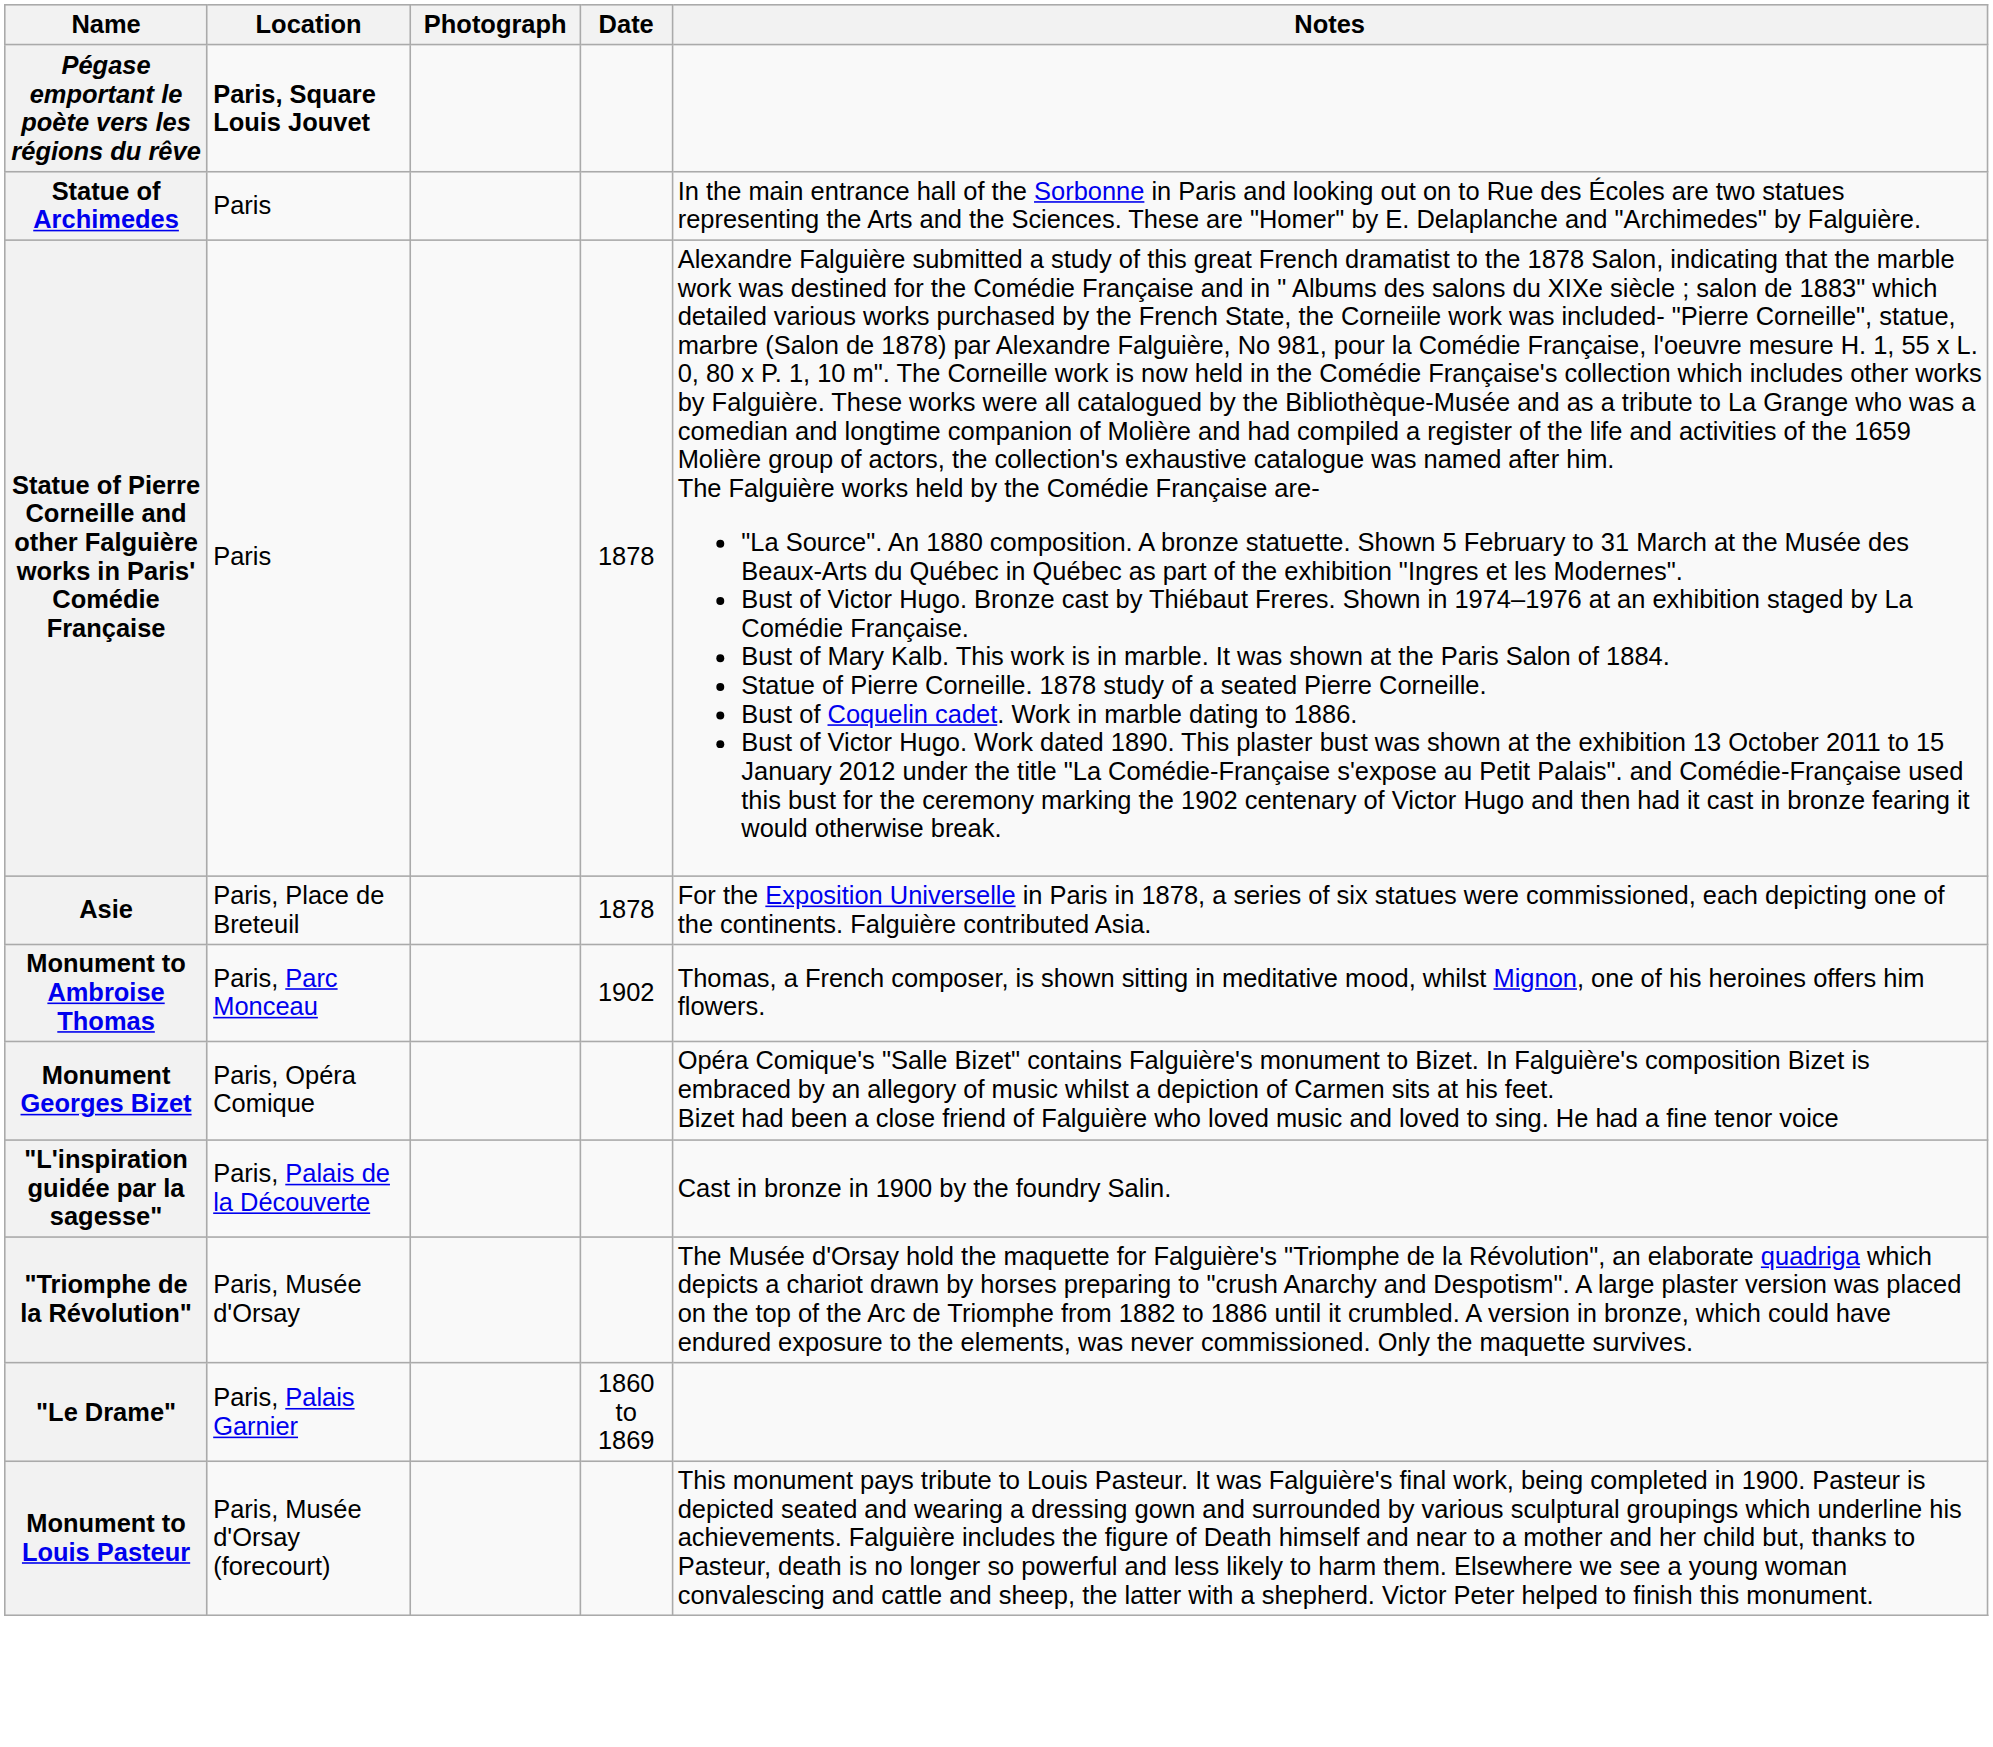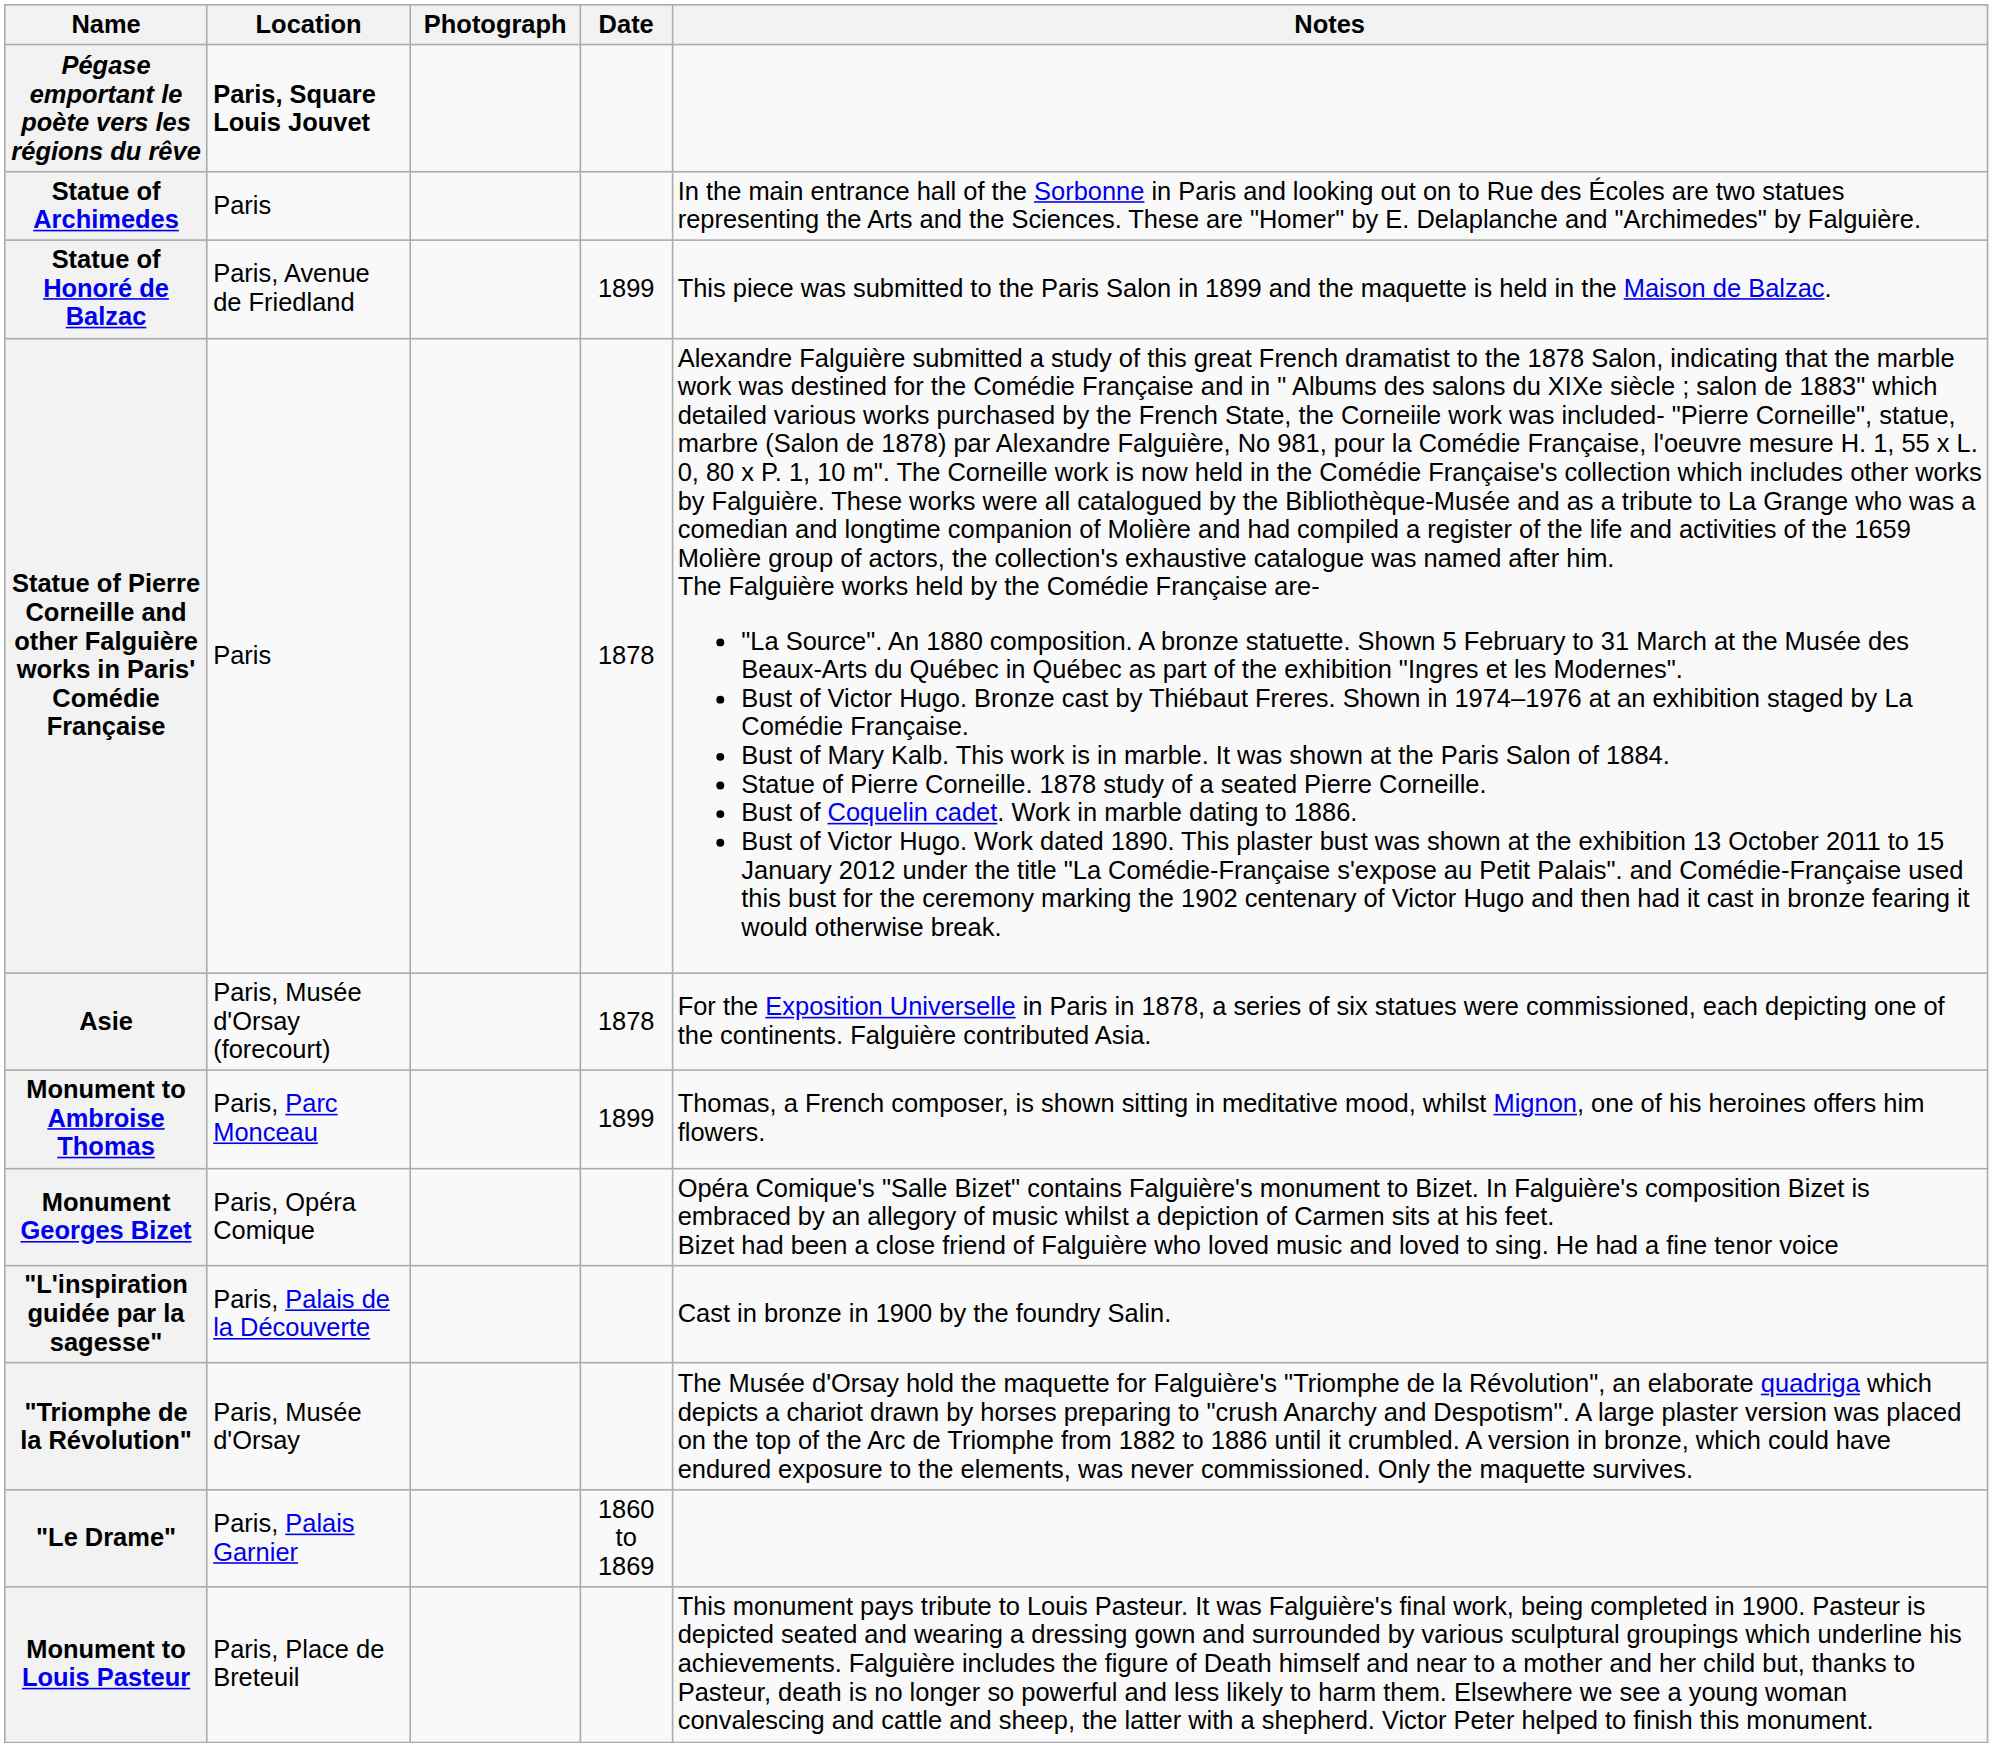+ row: (106, 288)
(299, 909) Paris, Place de Breteuil -> (287, 1021) Paris, Musée d'Orsay (forecourt)
(626, 992) 1902 -> (626, 1118) 1899
(287, 1537) Paris, Musée d'Orsay (forecourt) -> (299, 1664) Paris, Place de Breteuil
